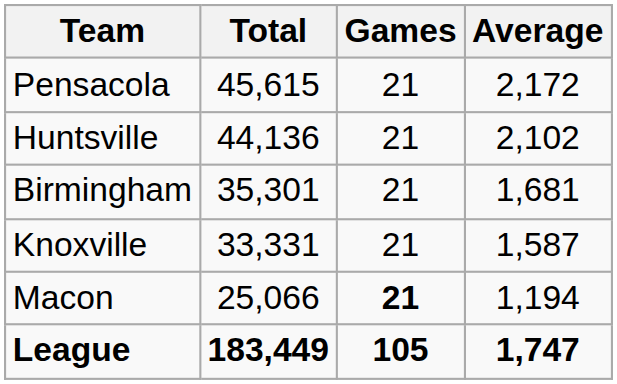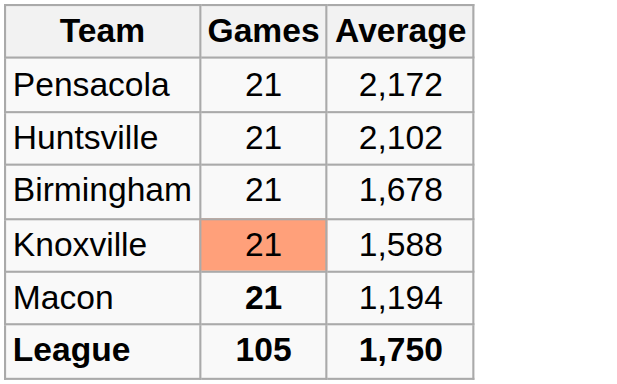- column: (268, 31)
(538, 191) 1,681 -> (401, 191) 1,678
(401, 244) no background -> (264, 244) lightsalmon background
(538, 244) 1,587 -> (401, 244) 1,588
(538, 350) 1,747 -> (401, 350) 1,750
